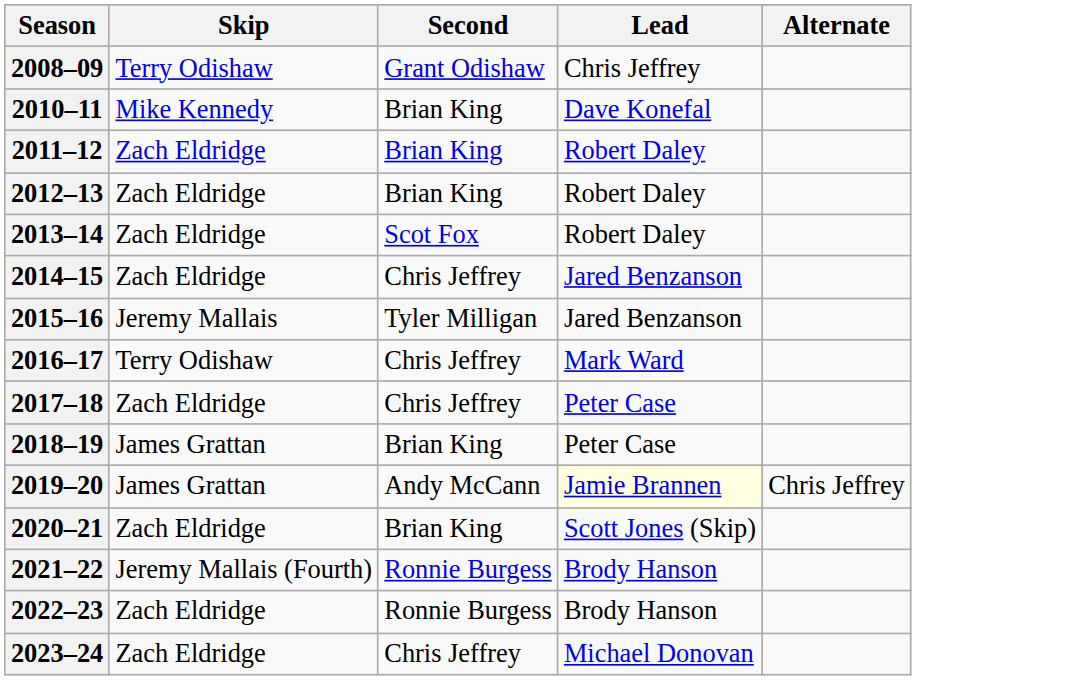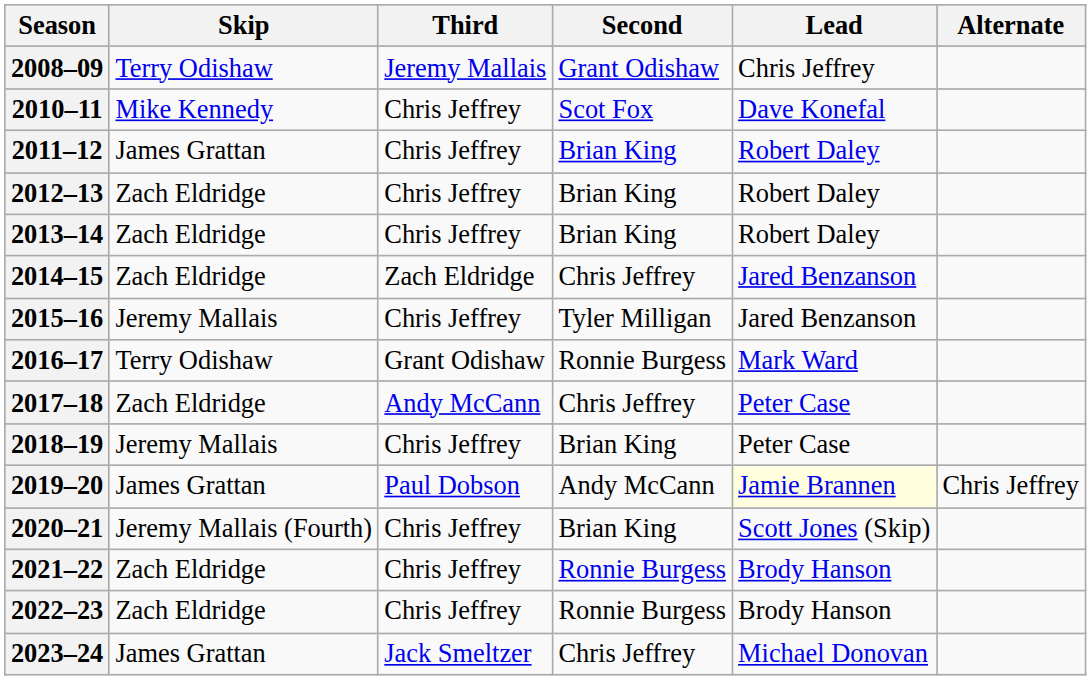+ column: (465, 25)
(443, 109) Brian King -> (606, 109) Scot Fox
(191, 151) Zach Eldridge -> (191, 151) James Grattan
(432, 234) Scot Fox -> (618, 234) Brian King
(453, 360) Chris Jeffrey -> (642, 360) Ronnie Burgess
(191, 444) James Grattan -> (196, 444) Jeremy Mallais
(191, 527) Zach Eldridge -> (244, 527) Jeremy Mallais (Fourth)
(244, 569) Jeremy Mallais (Fourth) -> (191, 569) Zach Eldridge
(191, 653) Zach Eldridge -> (191, 653) James Grattan
